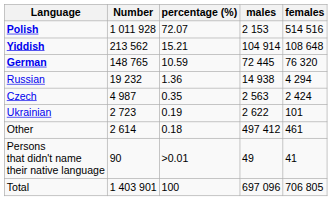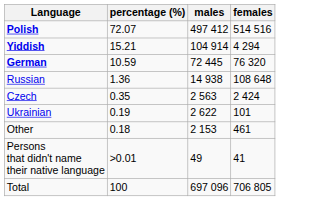- column: (133, 12)
(255, 29) 2 153 -> (209, 29) 497 412
(304, 46) 108 648 -> (247, 46) 4 294
(298, 79) 4 294 -> (252, 79) 108 648
(261, 130) 497 412 -> (203, 130) 2 153
